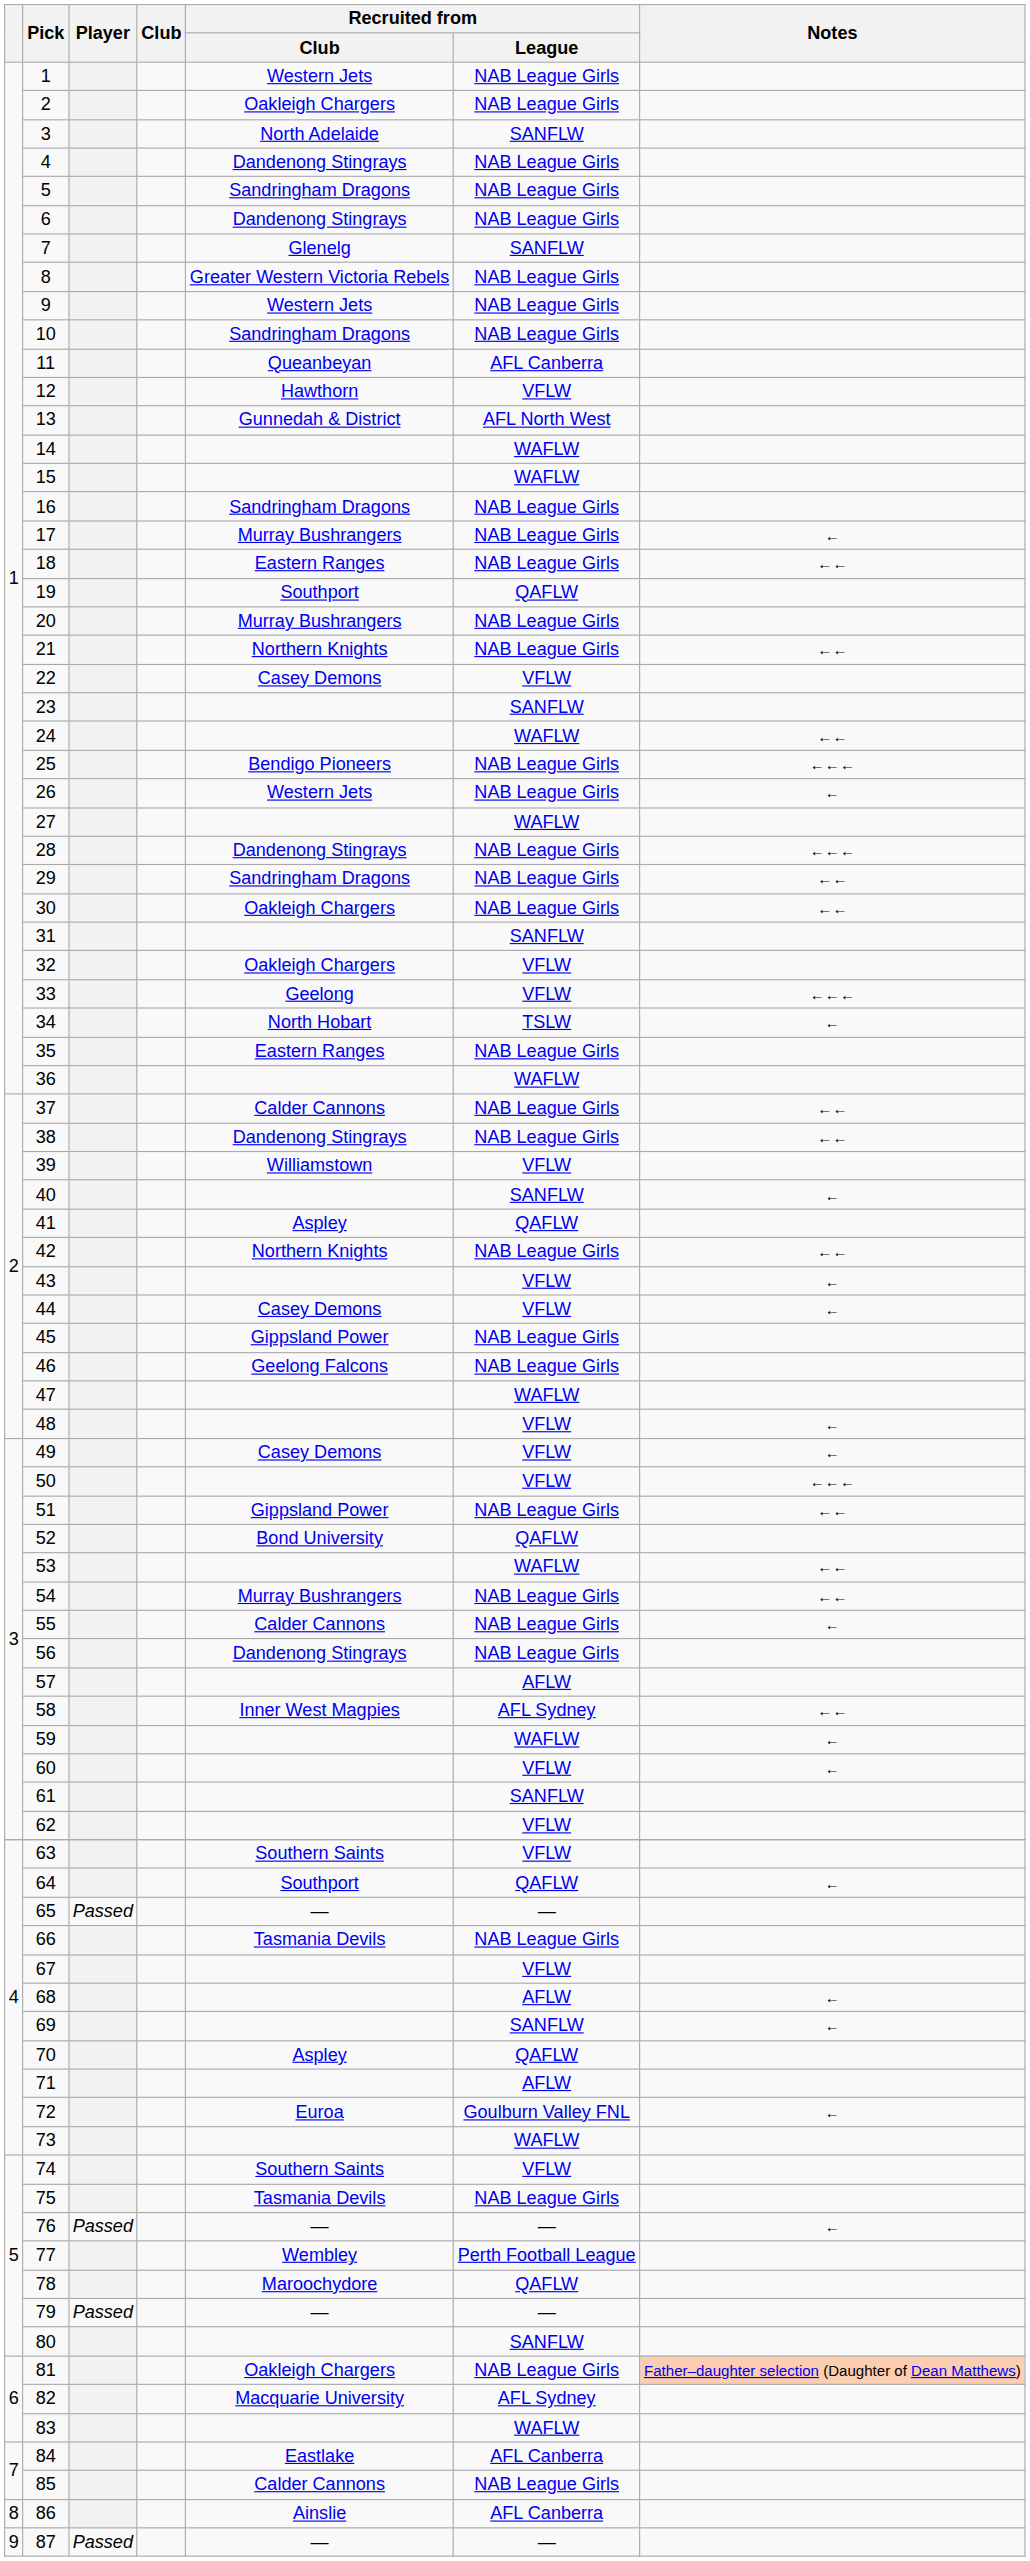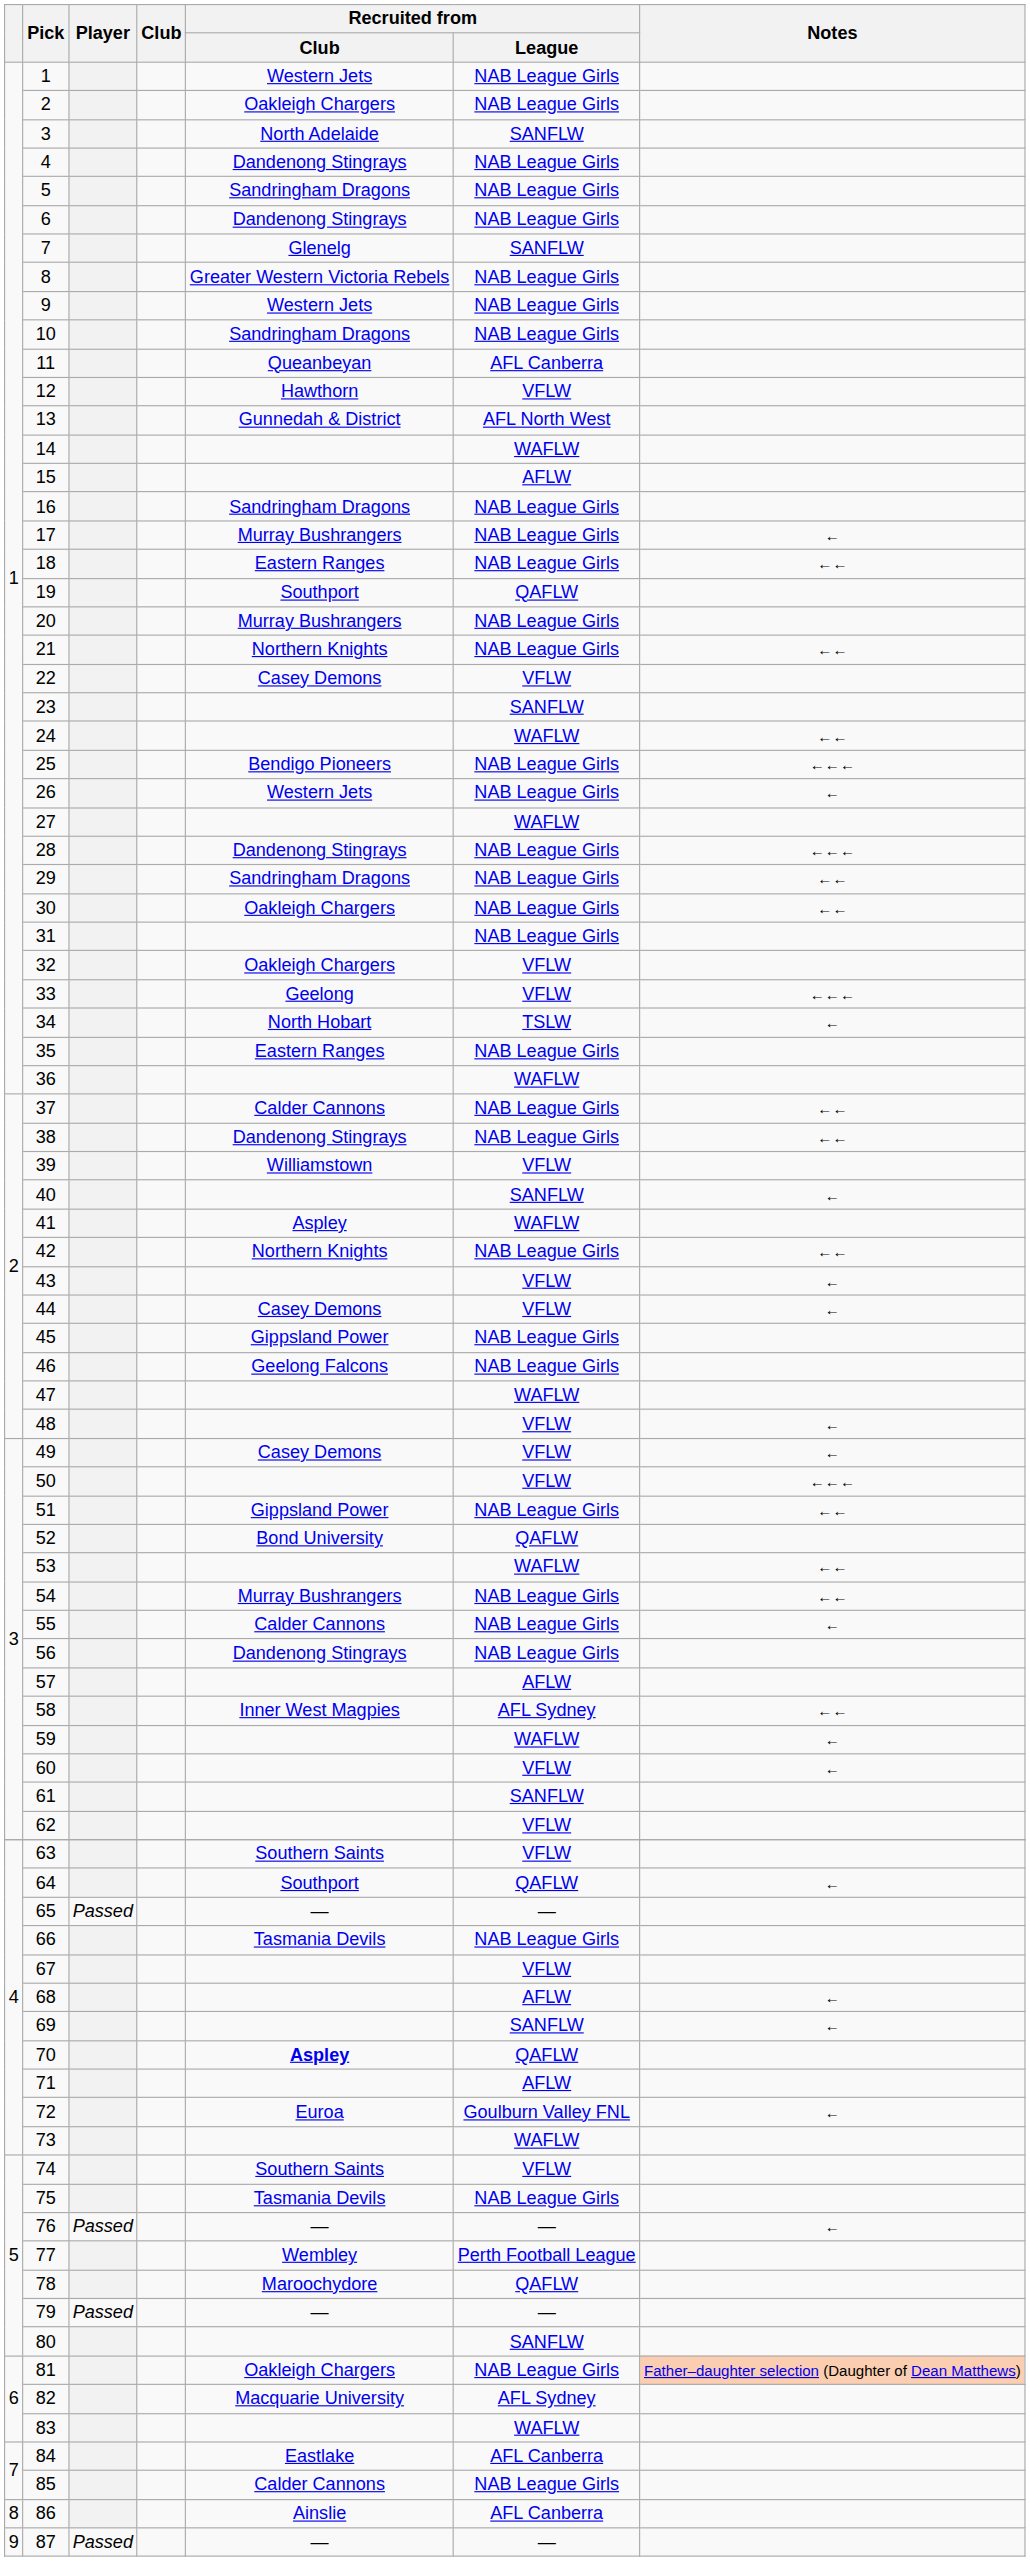(547, 477) WAFLW -> (547, 477) AFLW
(547, 936) SANFLW -> (547, 936) NAB League Girls
(547, 1223) QAFLW -> (547, 1223) WAFLW
(320, 2054) normal -> (320, 2054) bold
